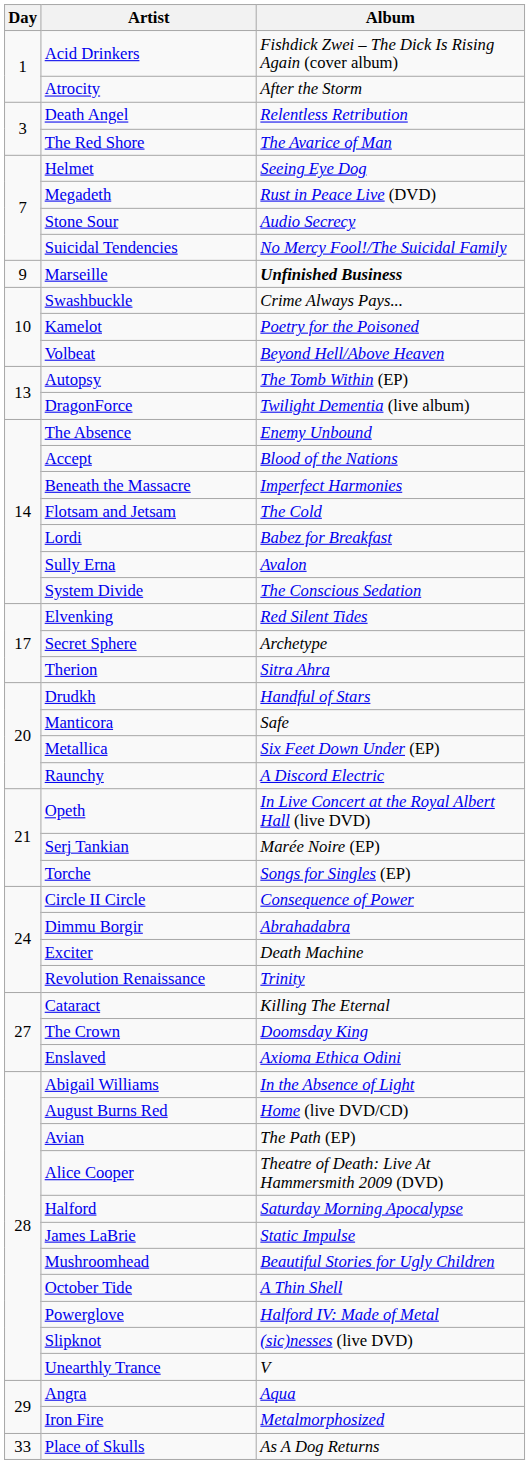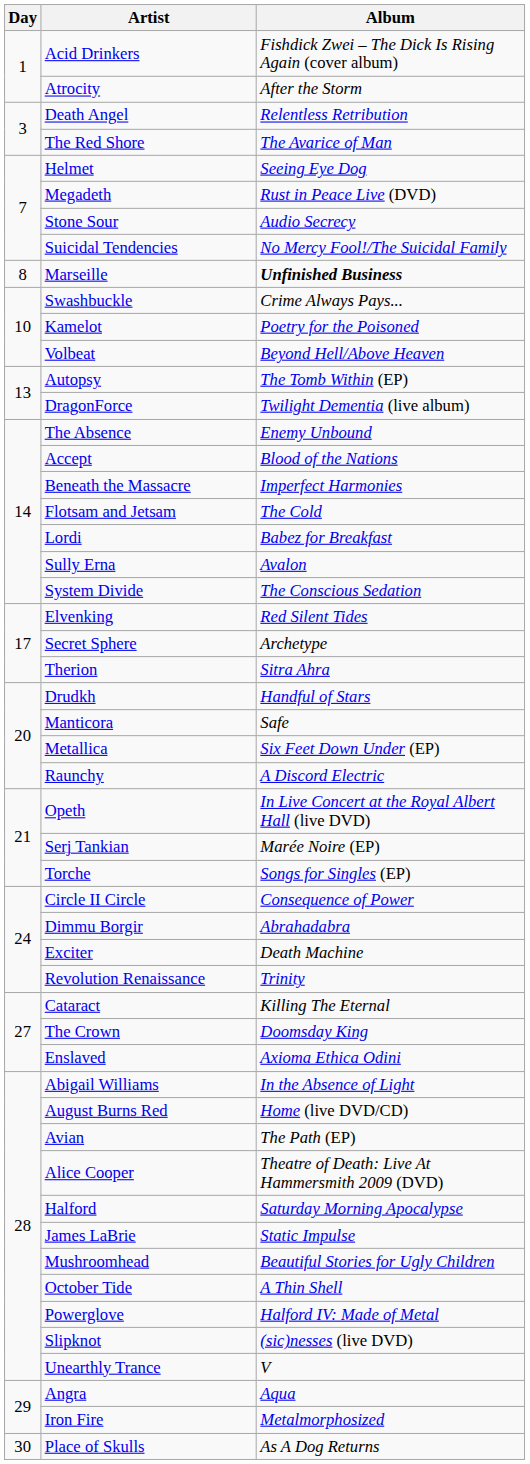(23, 273) 9 -> (23, 273) 8
(23, 1446) 33 -> (23, 1446) 30
